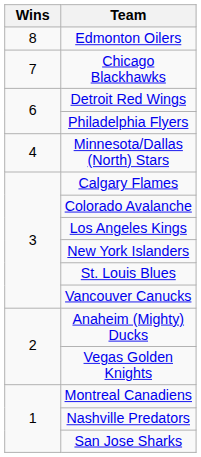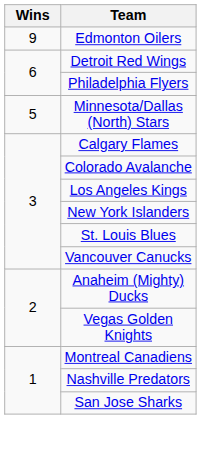(33, 38) 8 -> (33, 38) 9
- row: (128, 69)
(33, 152) 4 -> (33, 114) 5
